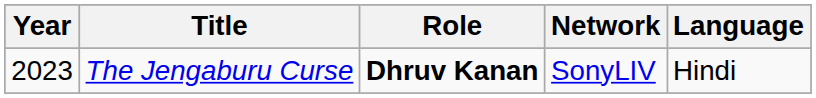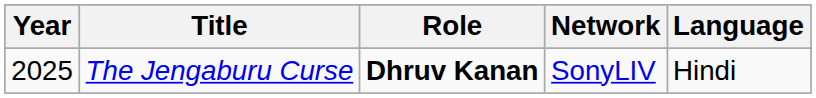(42, 70) 2023 -> (42, 70) 2025
